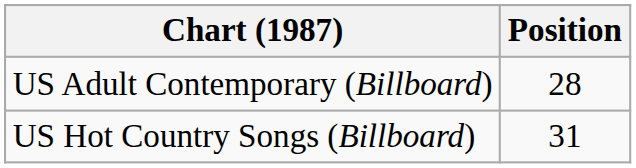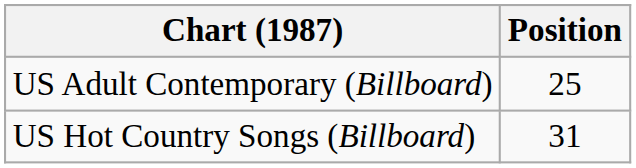(565, 83) 28 -> (565, 83) 25
